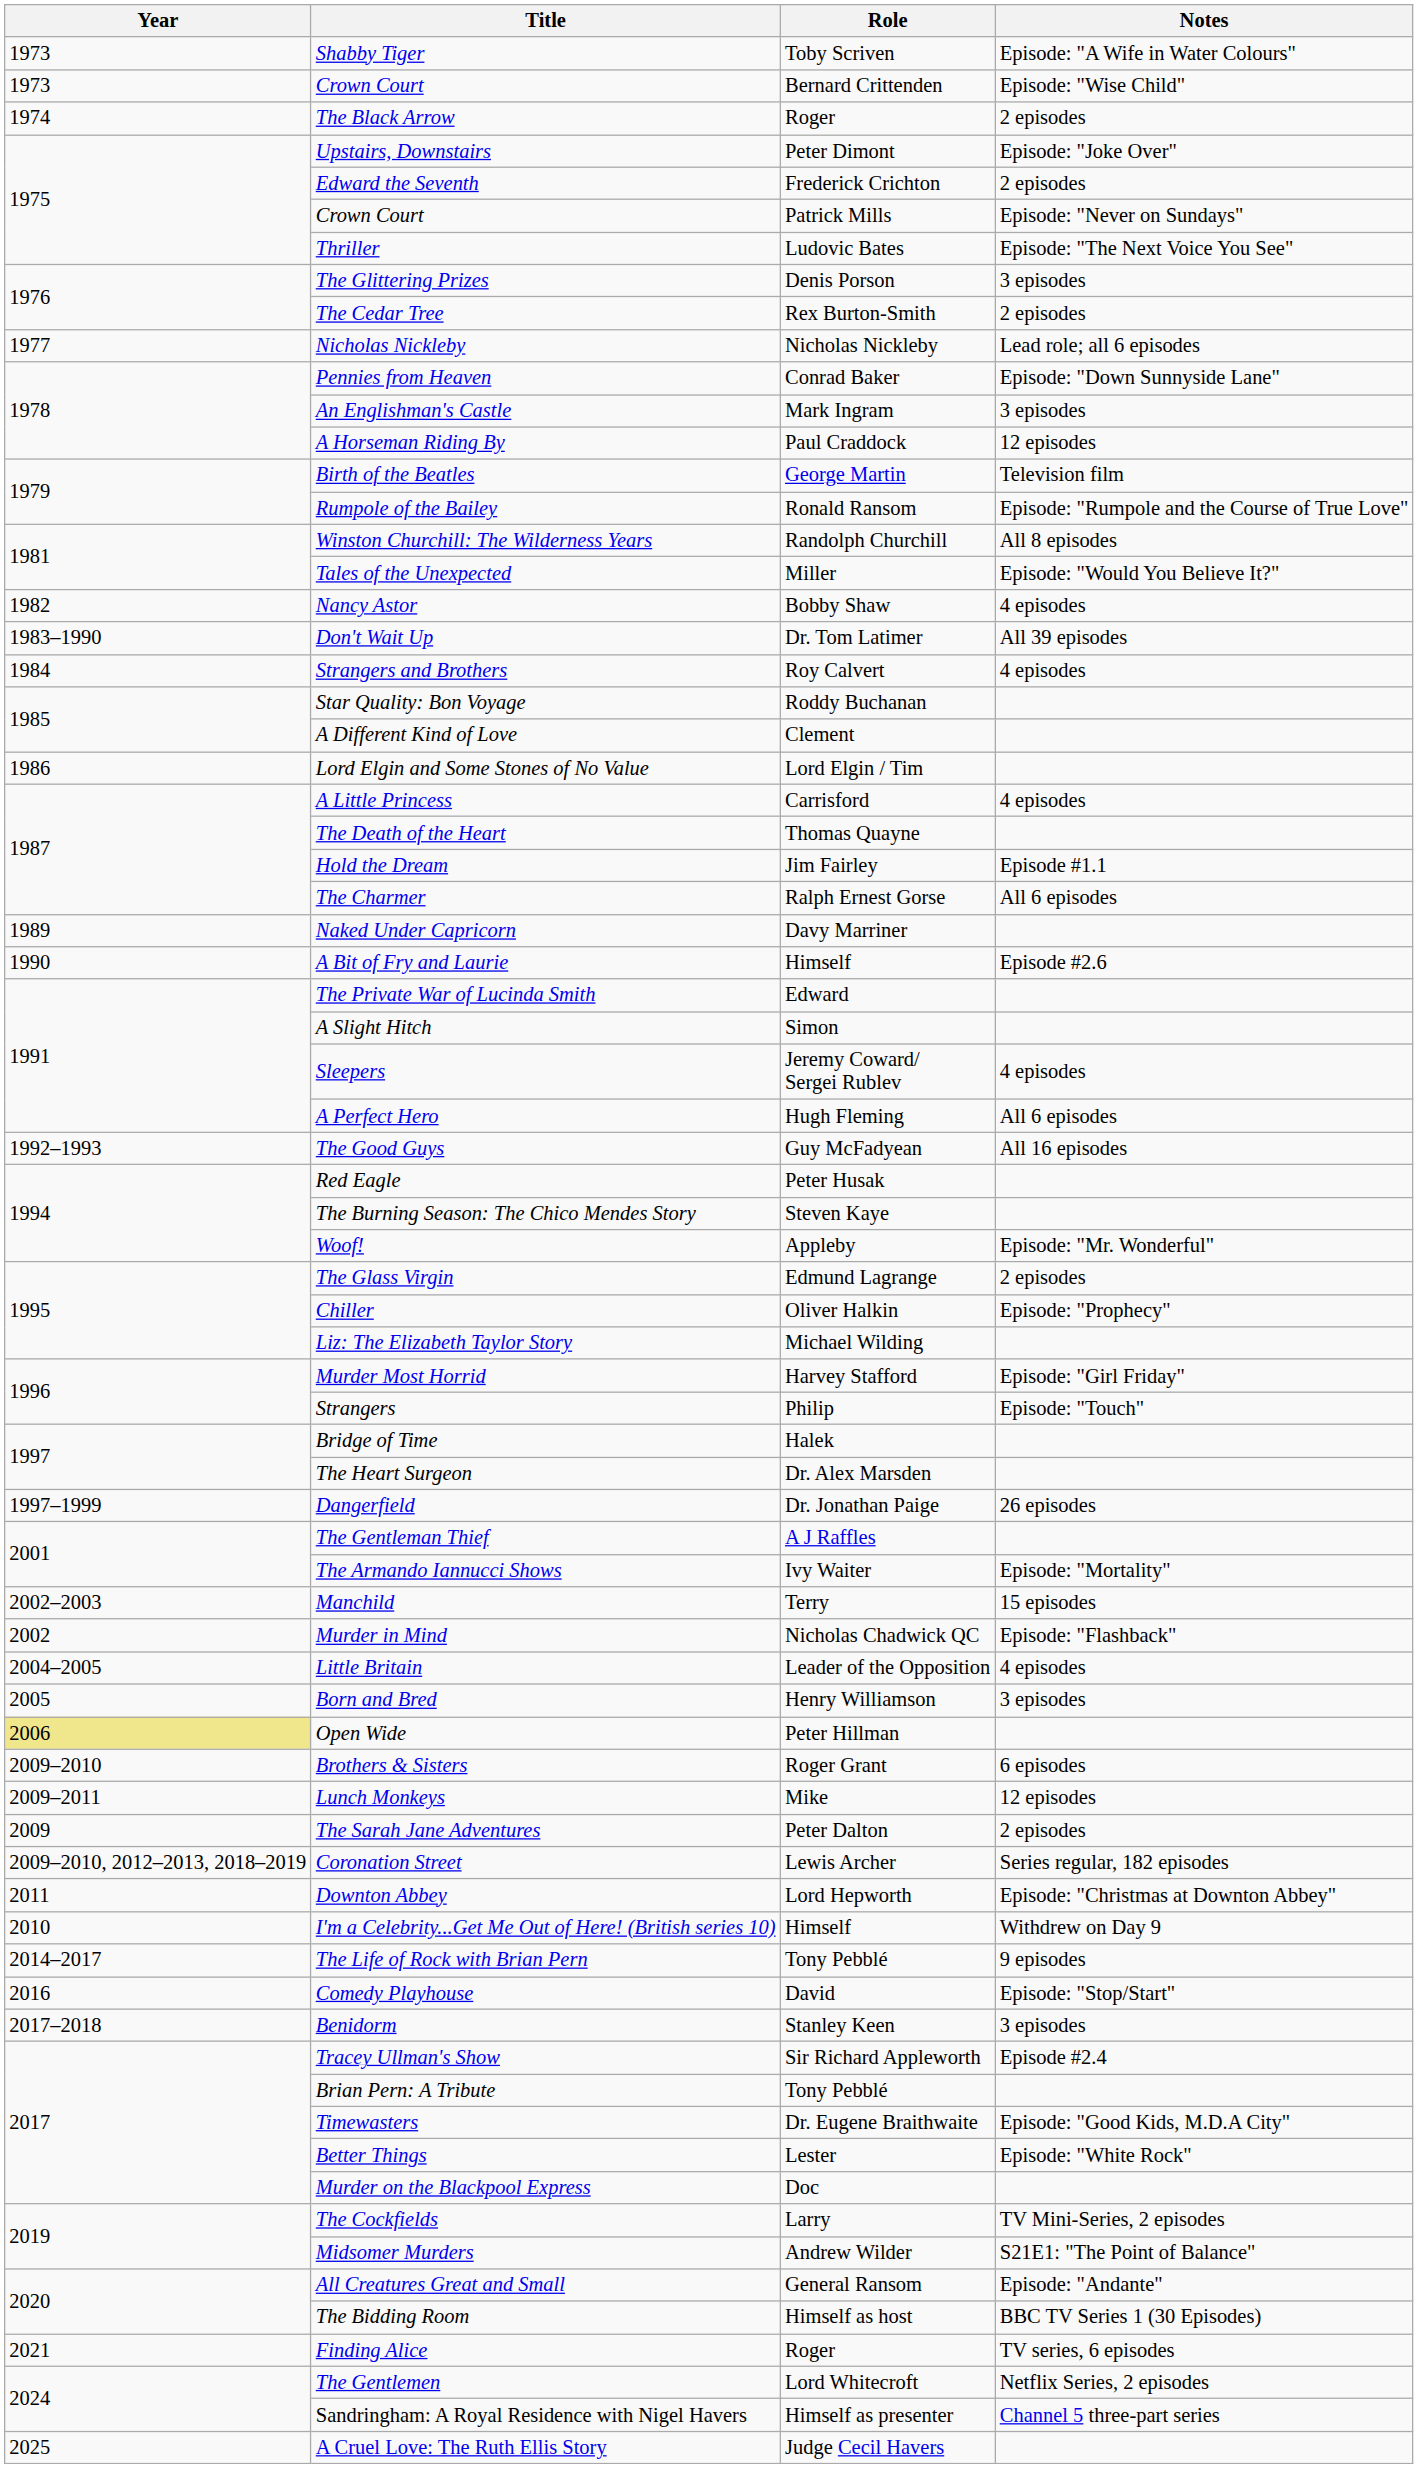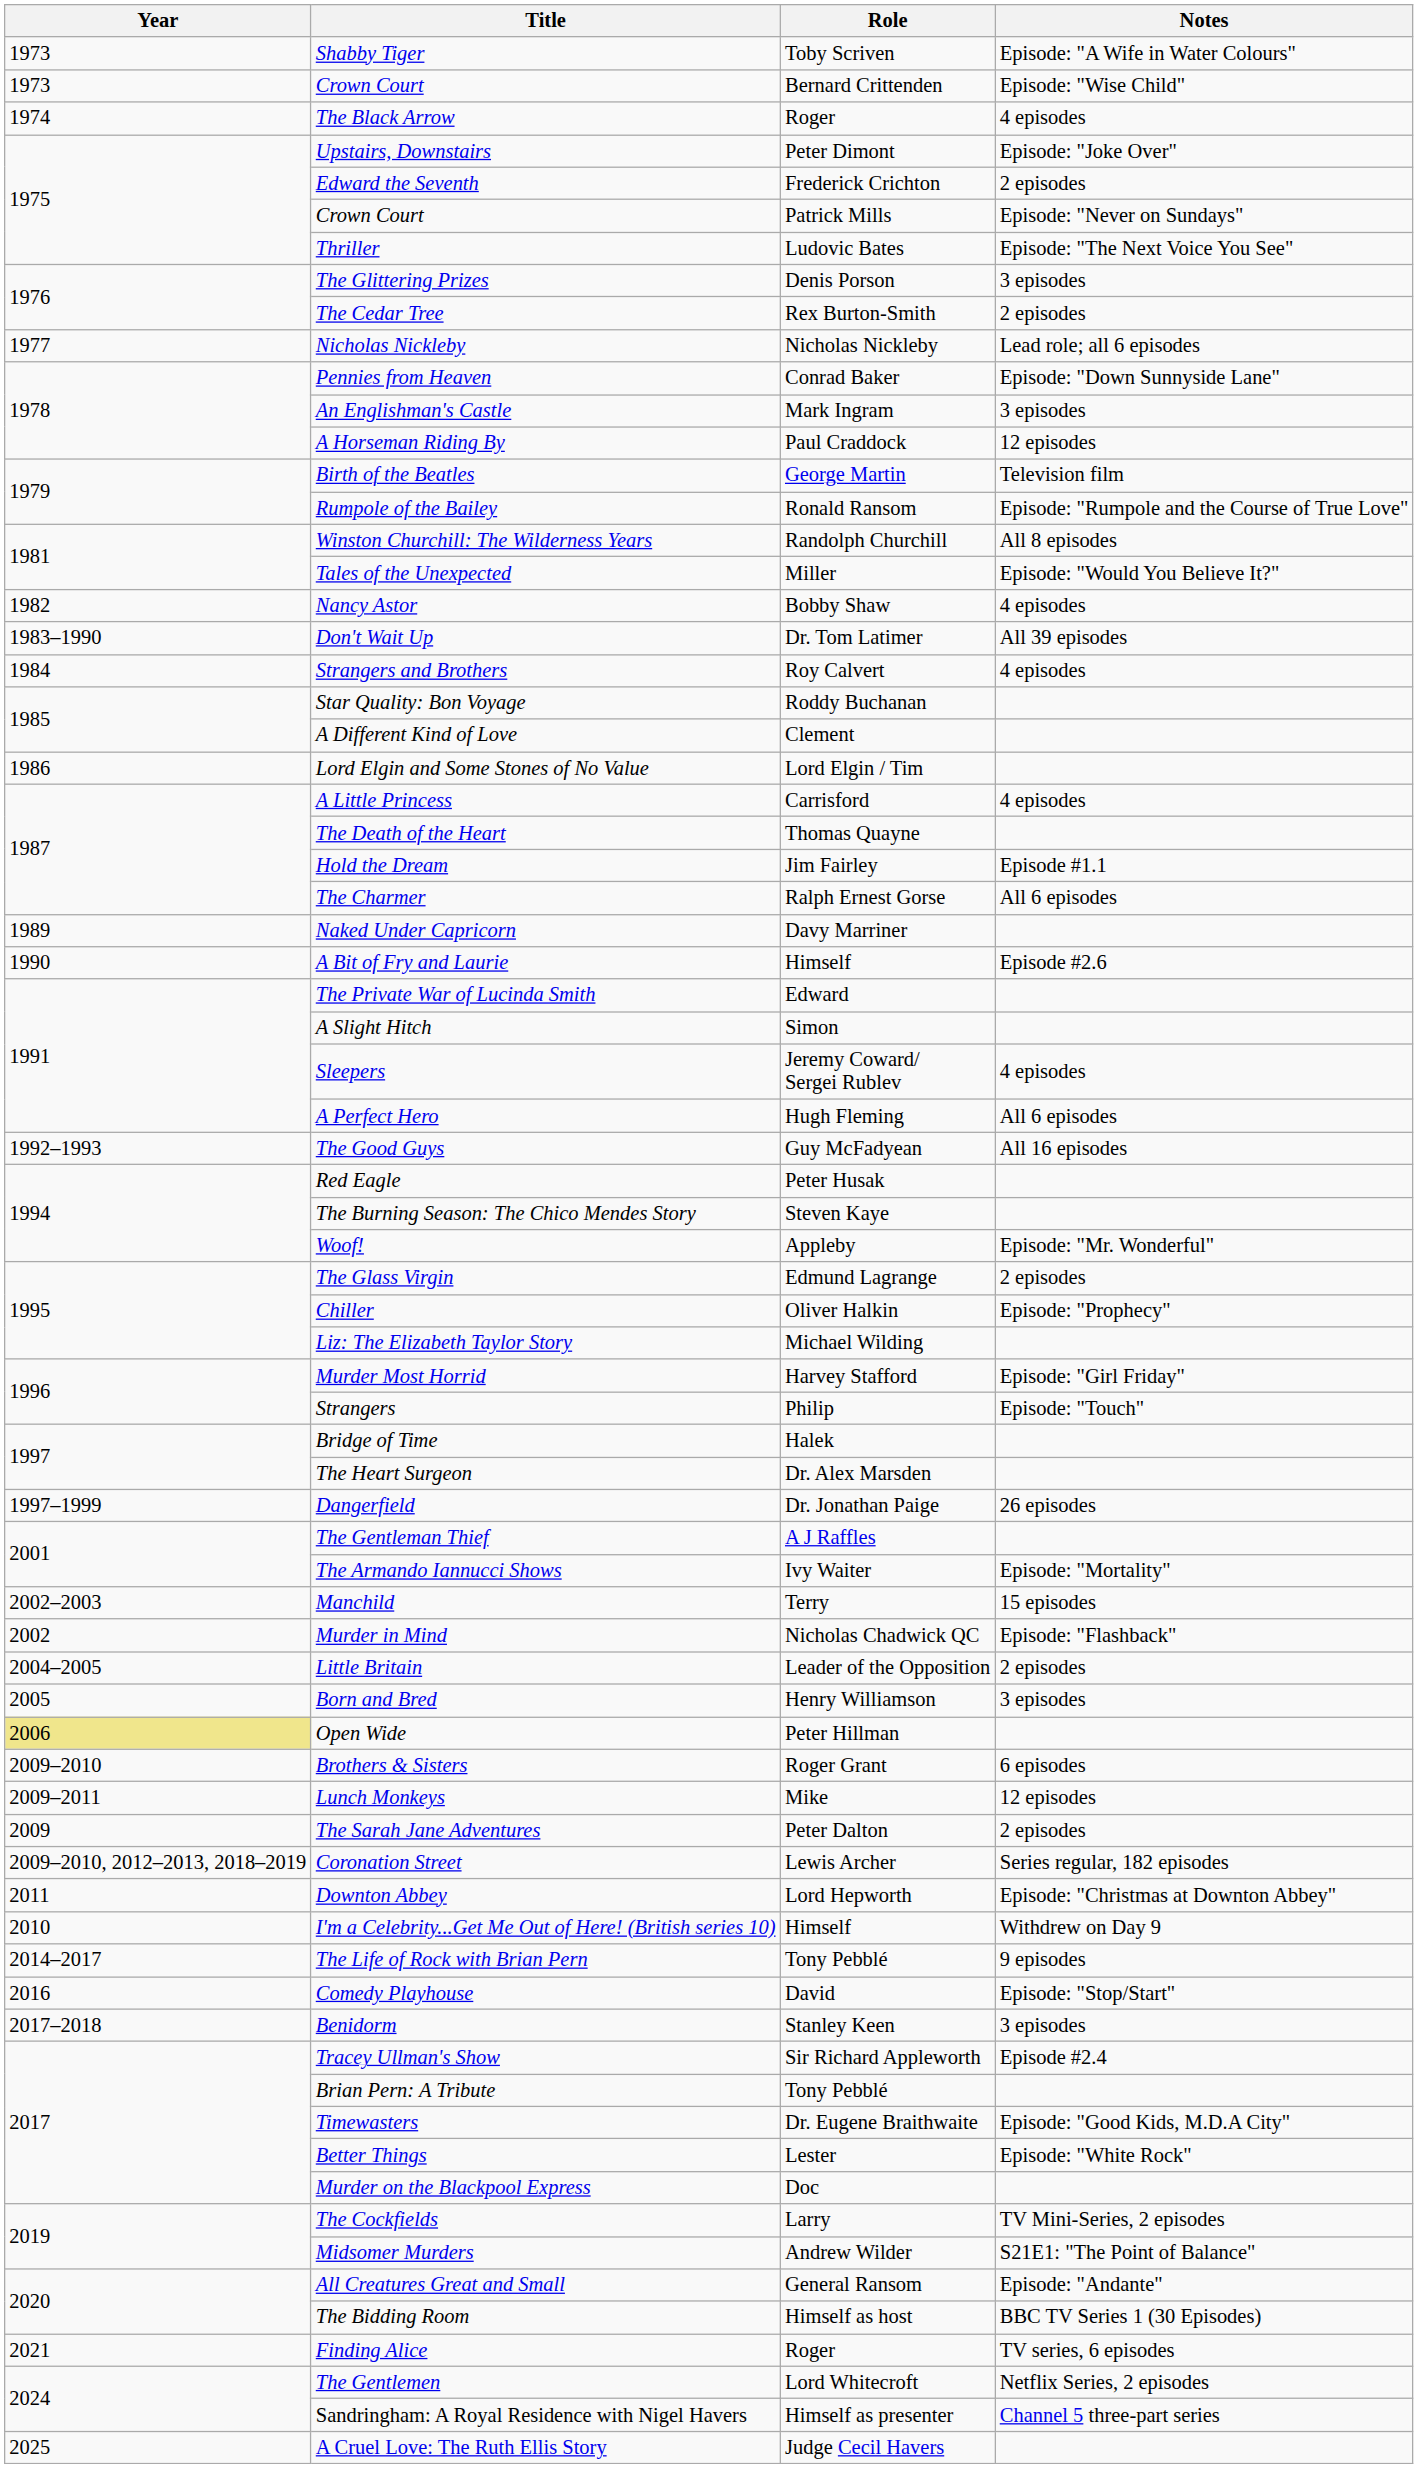(1043, 118) 2 episodes -> (1043, 118) 4 episodes
(1043, 1667) 4 episodes -> (1043, 1667) 2 episodes
